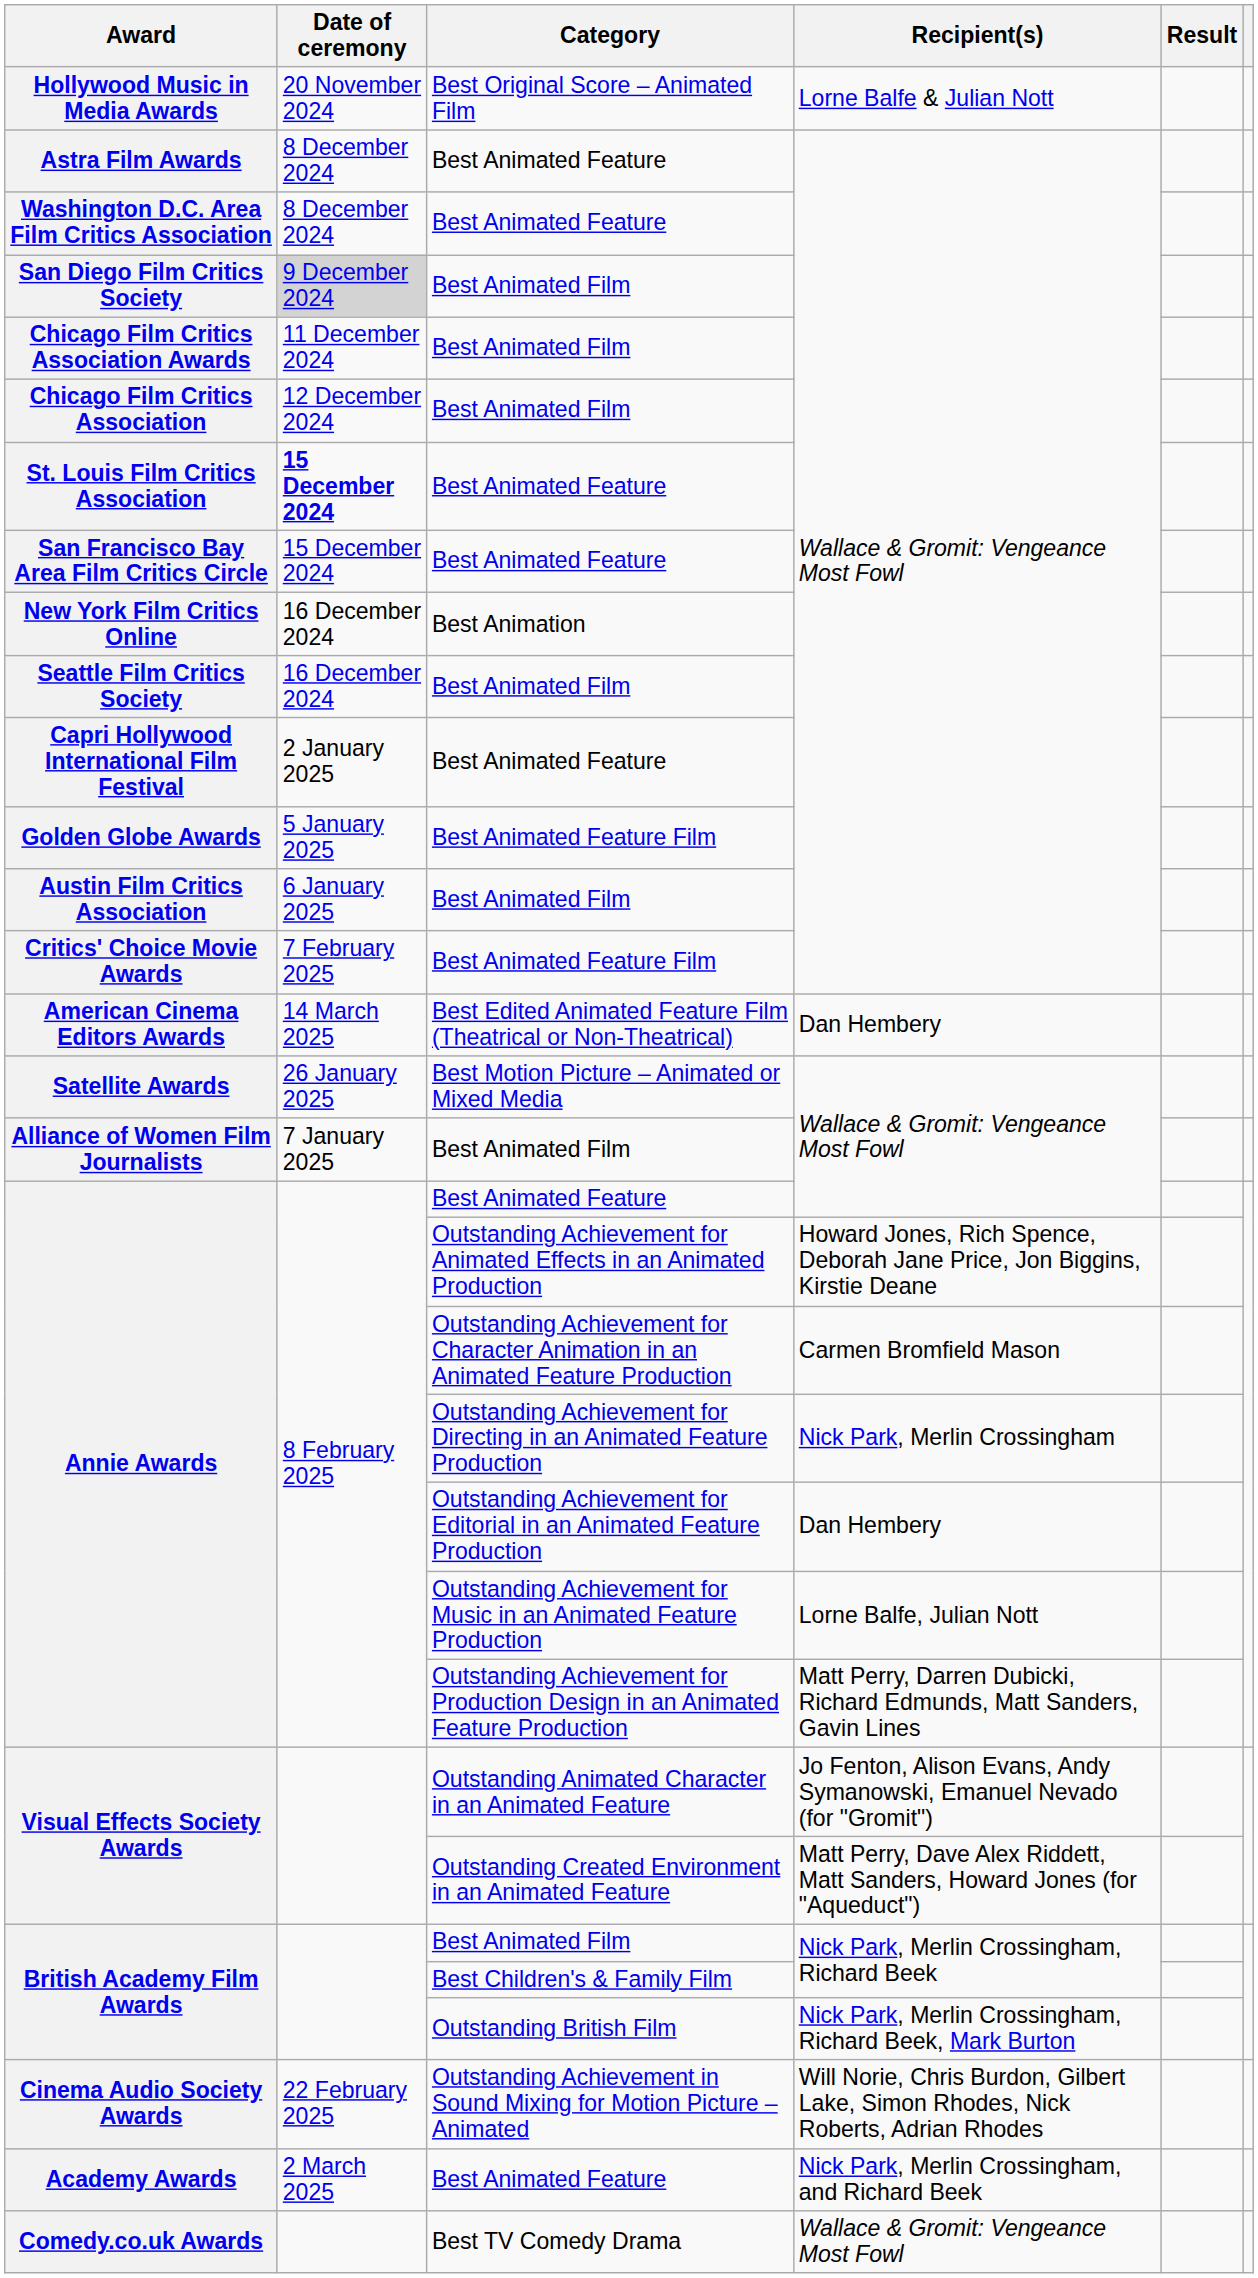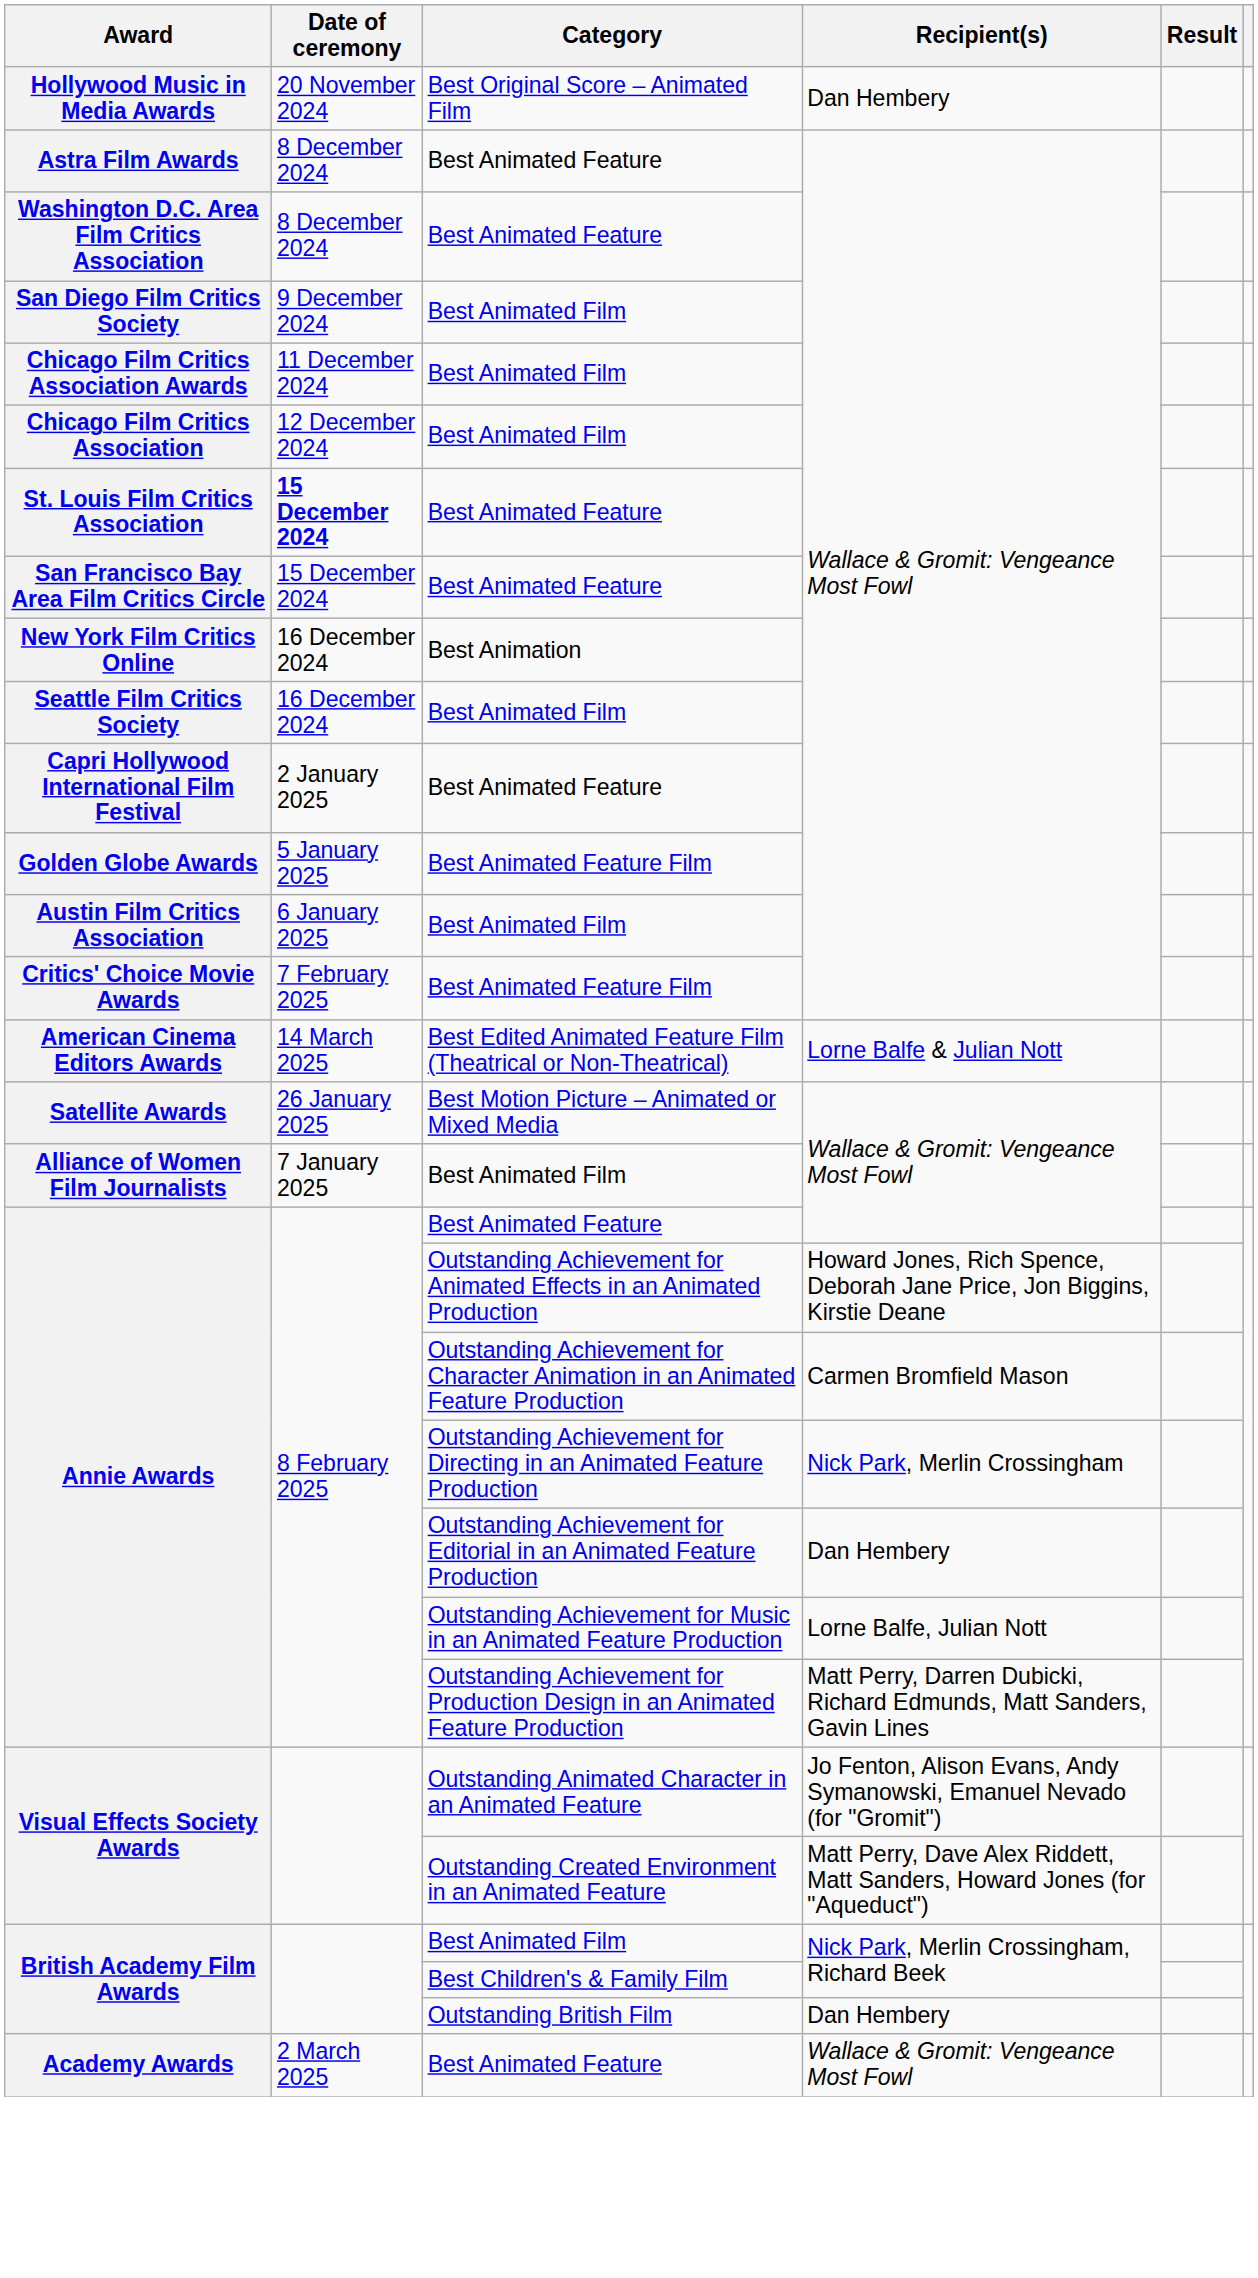(926, 98) Lorne Balfe & Julian Nott -> (878, 98) Dan Hembery
(346, 285) lightgrey background -> (340, 311) no background
(870, 1024) Dan Hembery -> (935, 1050) Lorne Balfe & Julian Nott
(960, 2028) Nick Park, Merlin Crossingham, Richard Beek, Mark Burton -> (878, 2015) Dan Hembery
- row: (141, 2103)
(960, 2179) Nick Park, Merlin Crossingham, and Richard Beek -> (961, 2065) Wallace & Gromit: Vengeance Most Fowl
- row: (141, 2241)
